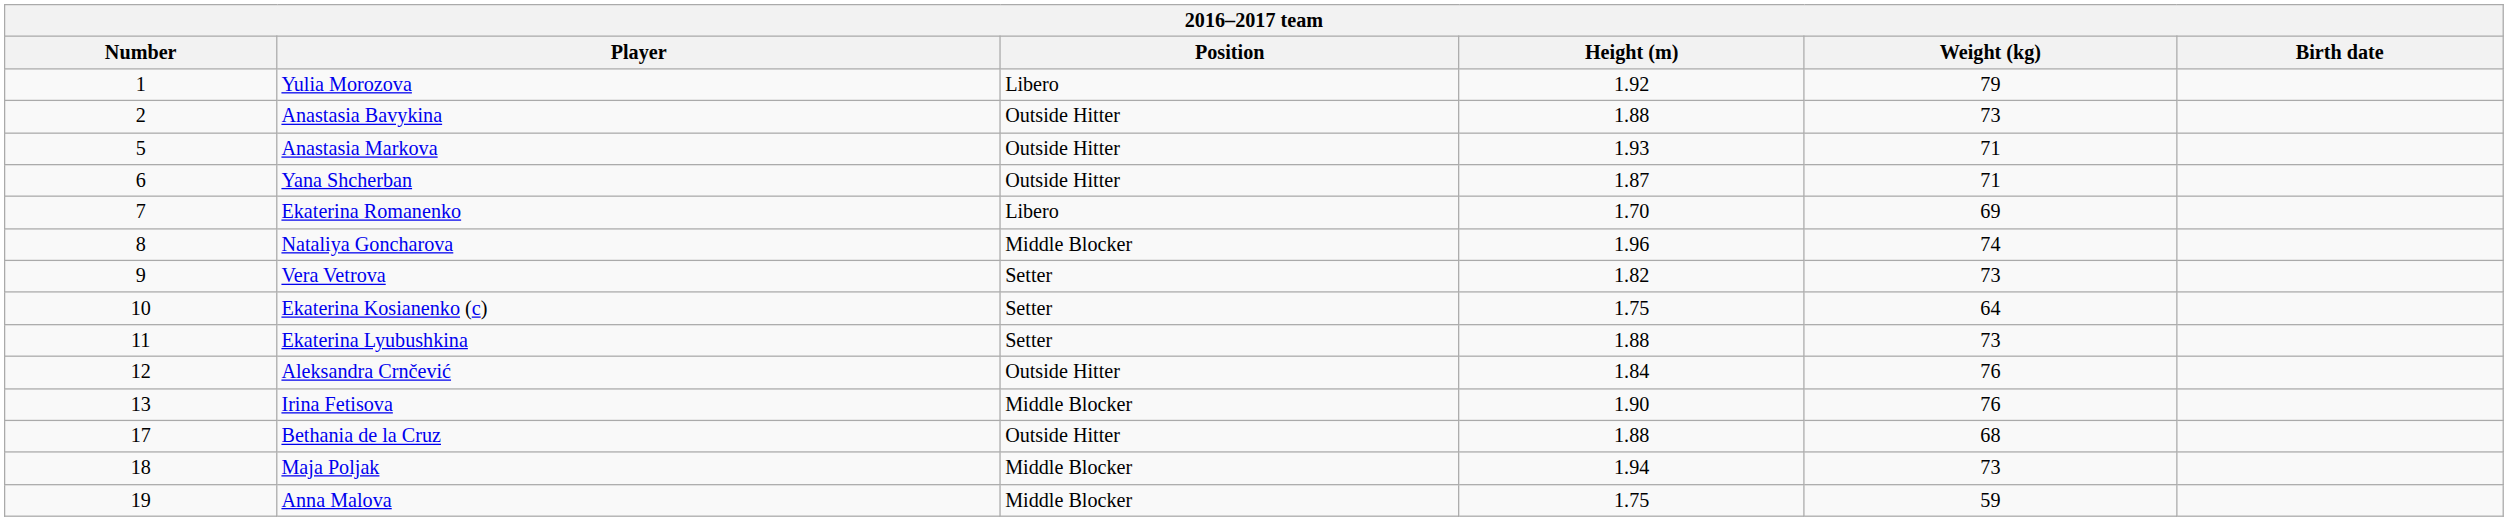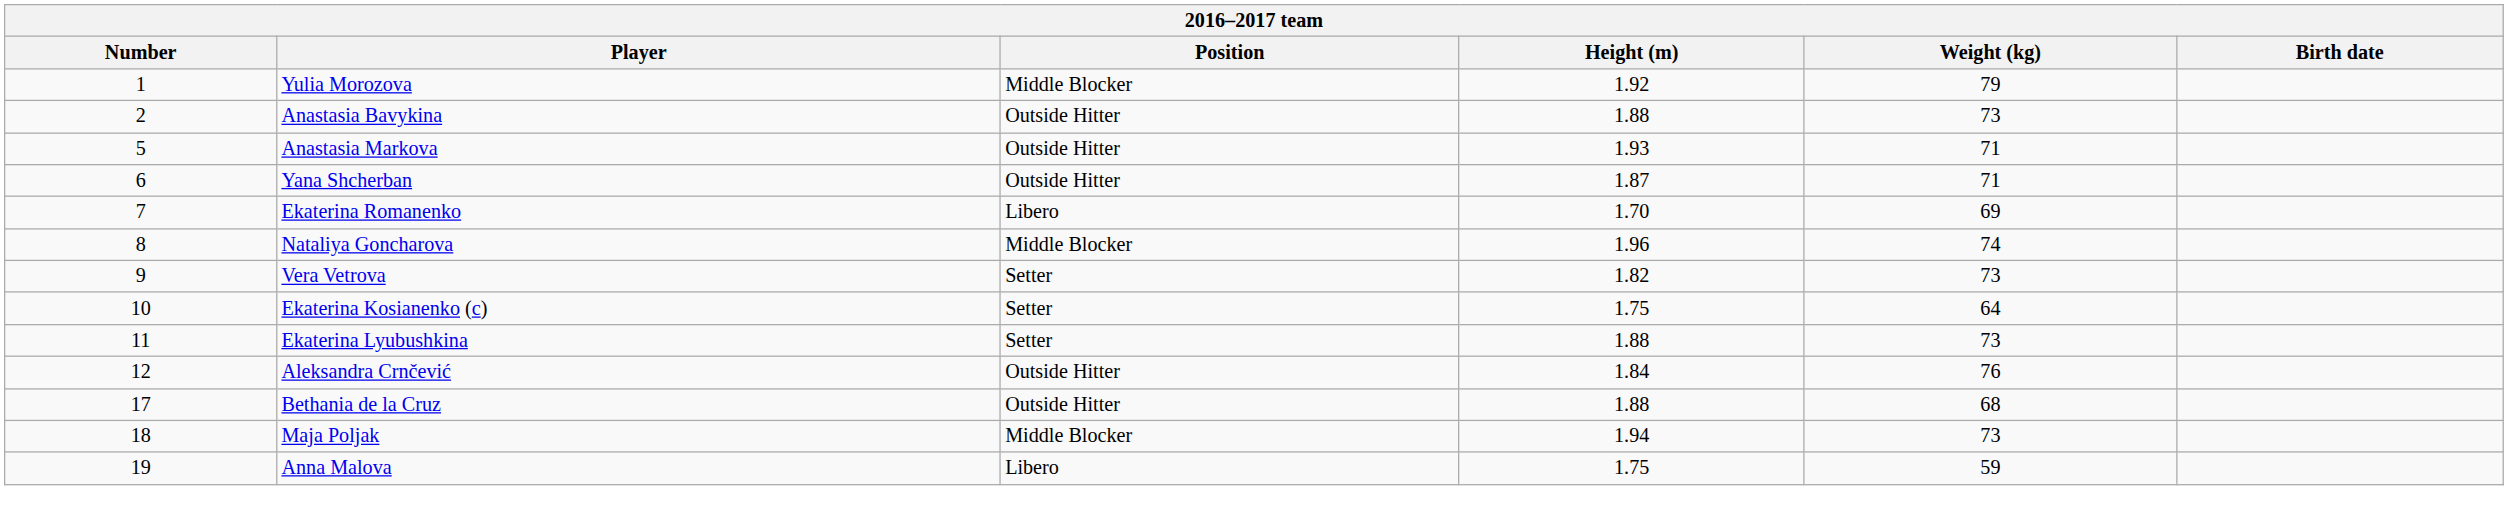(1032, 84) Libero -> (1069, 84) Middle Blocker
- row: (337, 404)
(1069, 500) Middle Blocker -> (1032, 468) Libero
